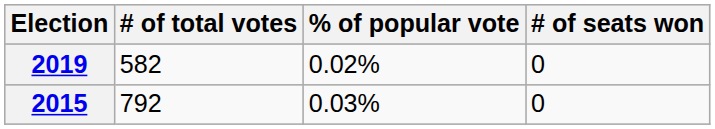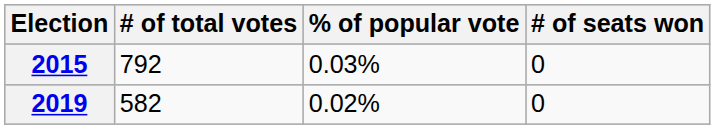rows swapped: (59, 104) <-> (59, 64)
